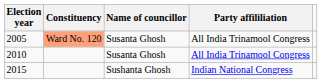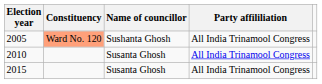(136, 39) Susanta Ghosh -> (138, 39) Sushanta Ghosh
(138, 70) Sushanta Ghosh -> (136, 70) Susanta Ghosh
(242, 70) Indian National Congress -> (251, 70) All India Trinamool Congress
